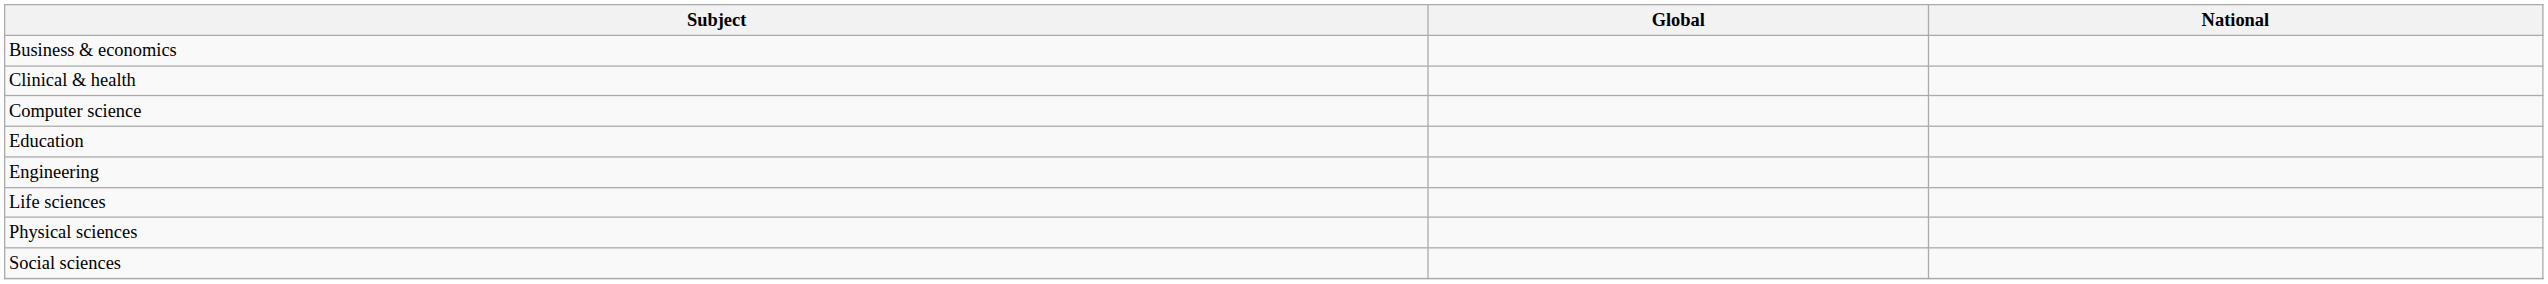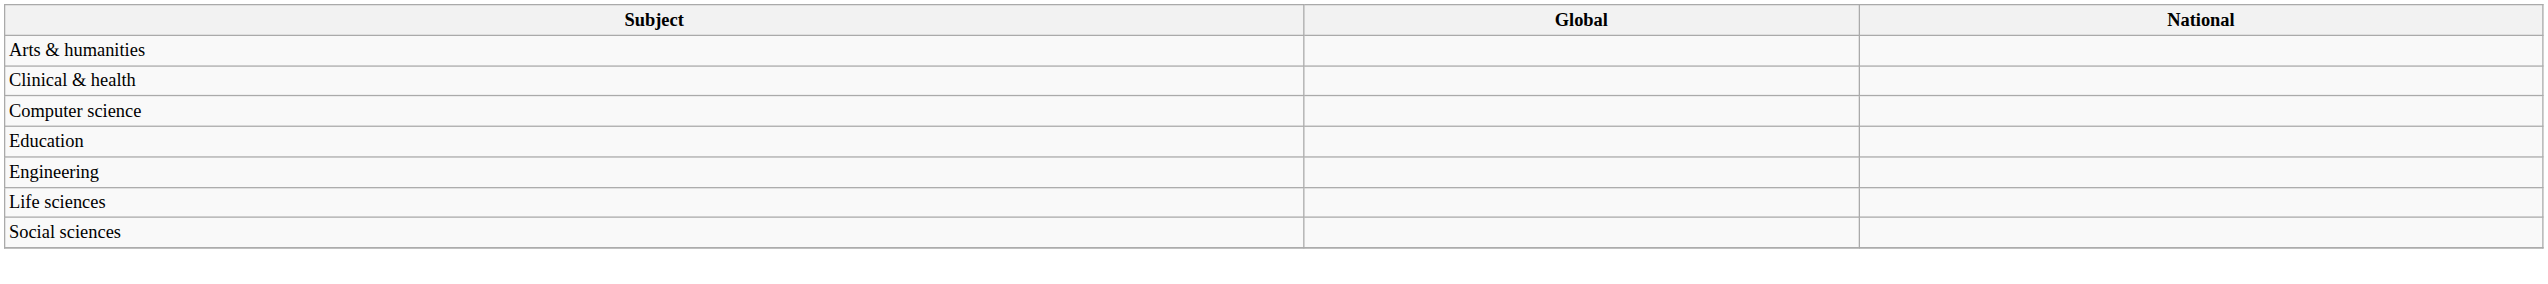+ row: (77, 50)
- row: (93, 50)
- row: (73, 232)
